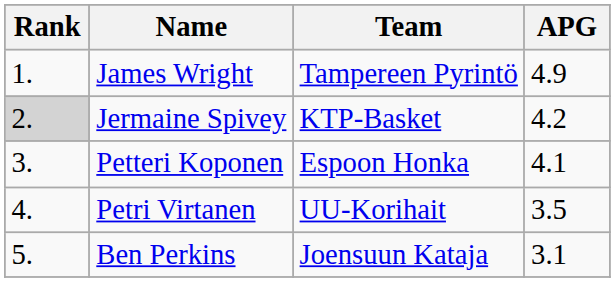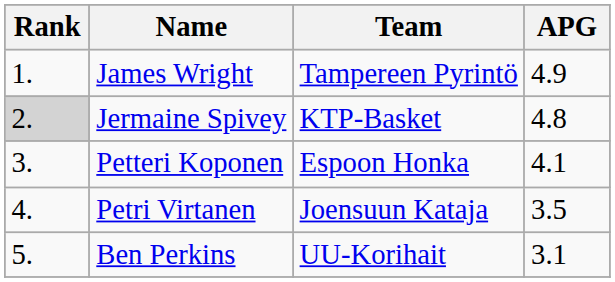(549, 118) 4.2 -> (549, 118) 4.8
(373, 208) UU-Korihait -> (394, 208) Joensuun Kataja
(394, 254) Joensuun Kataja -> (373, 254) UU-Korihait
